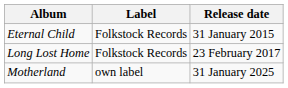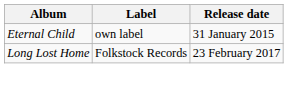(141, 33) Folkstock Records -> (119, 33) own label
- row: (36, 72)
